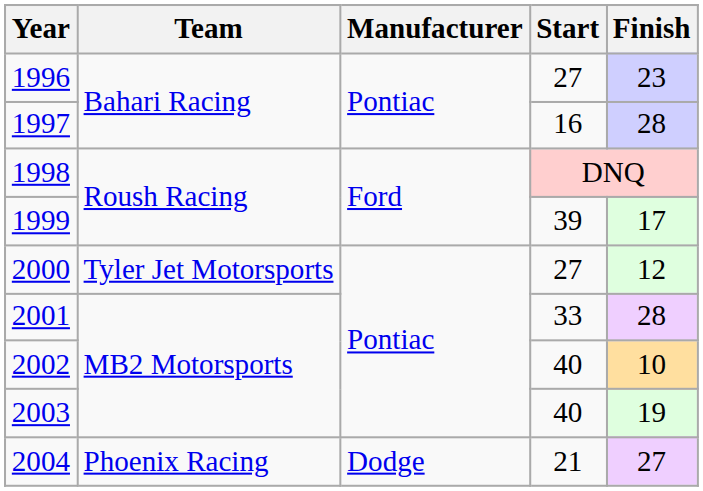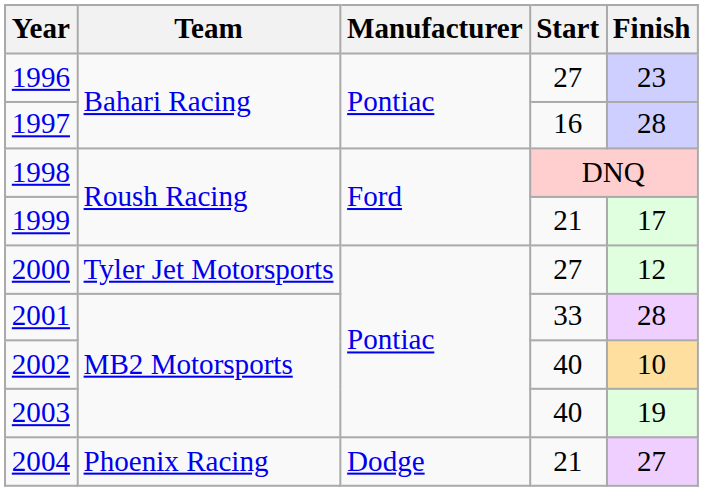(568, 220) 39 -> (568, 220) 21
